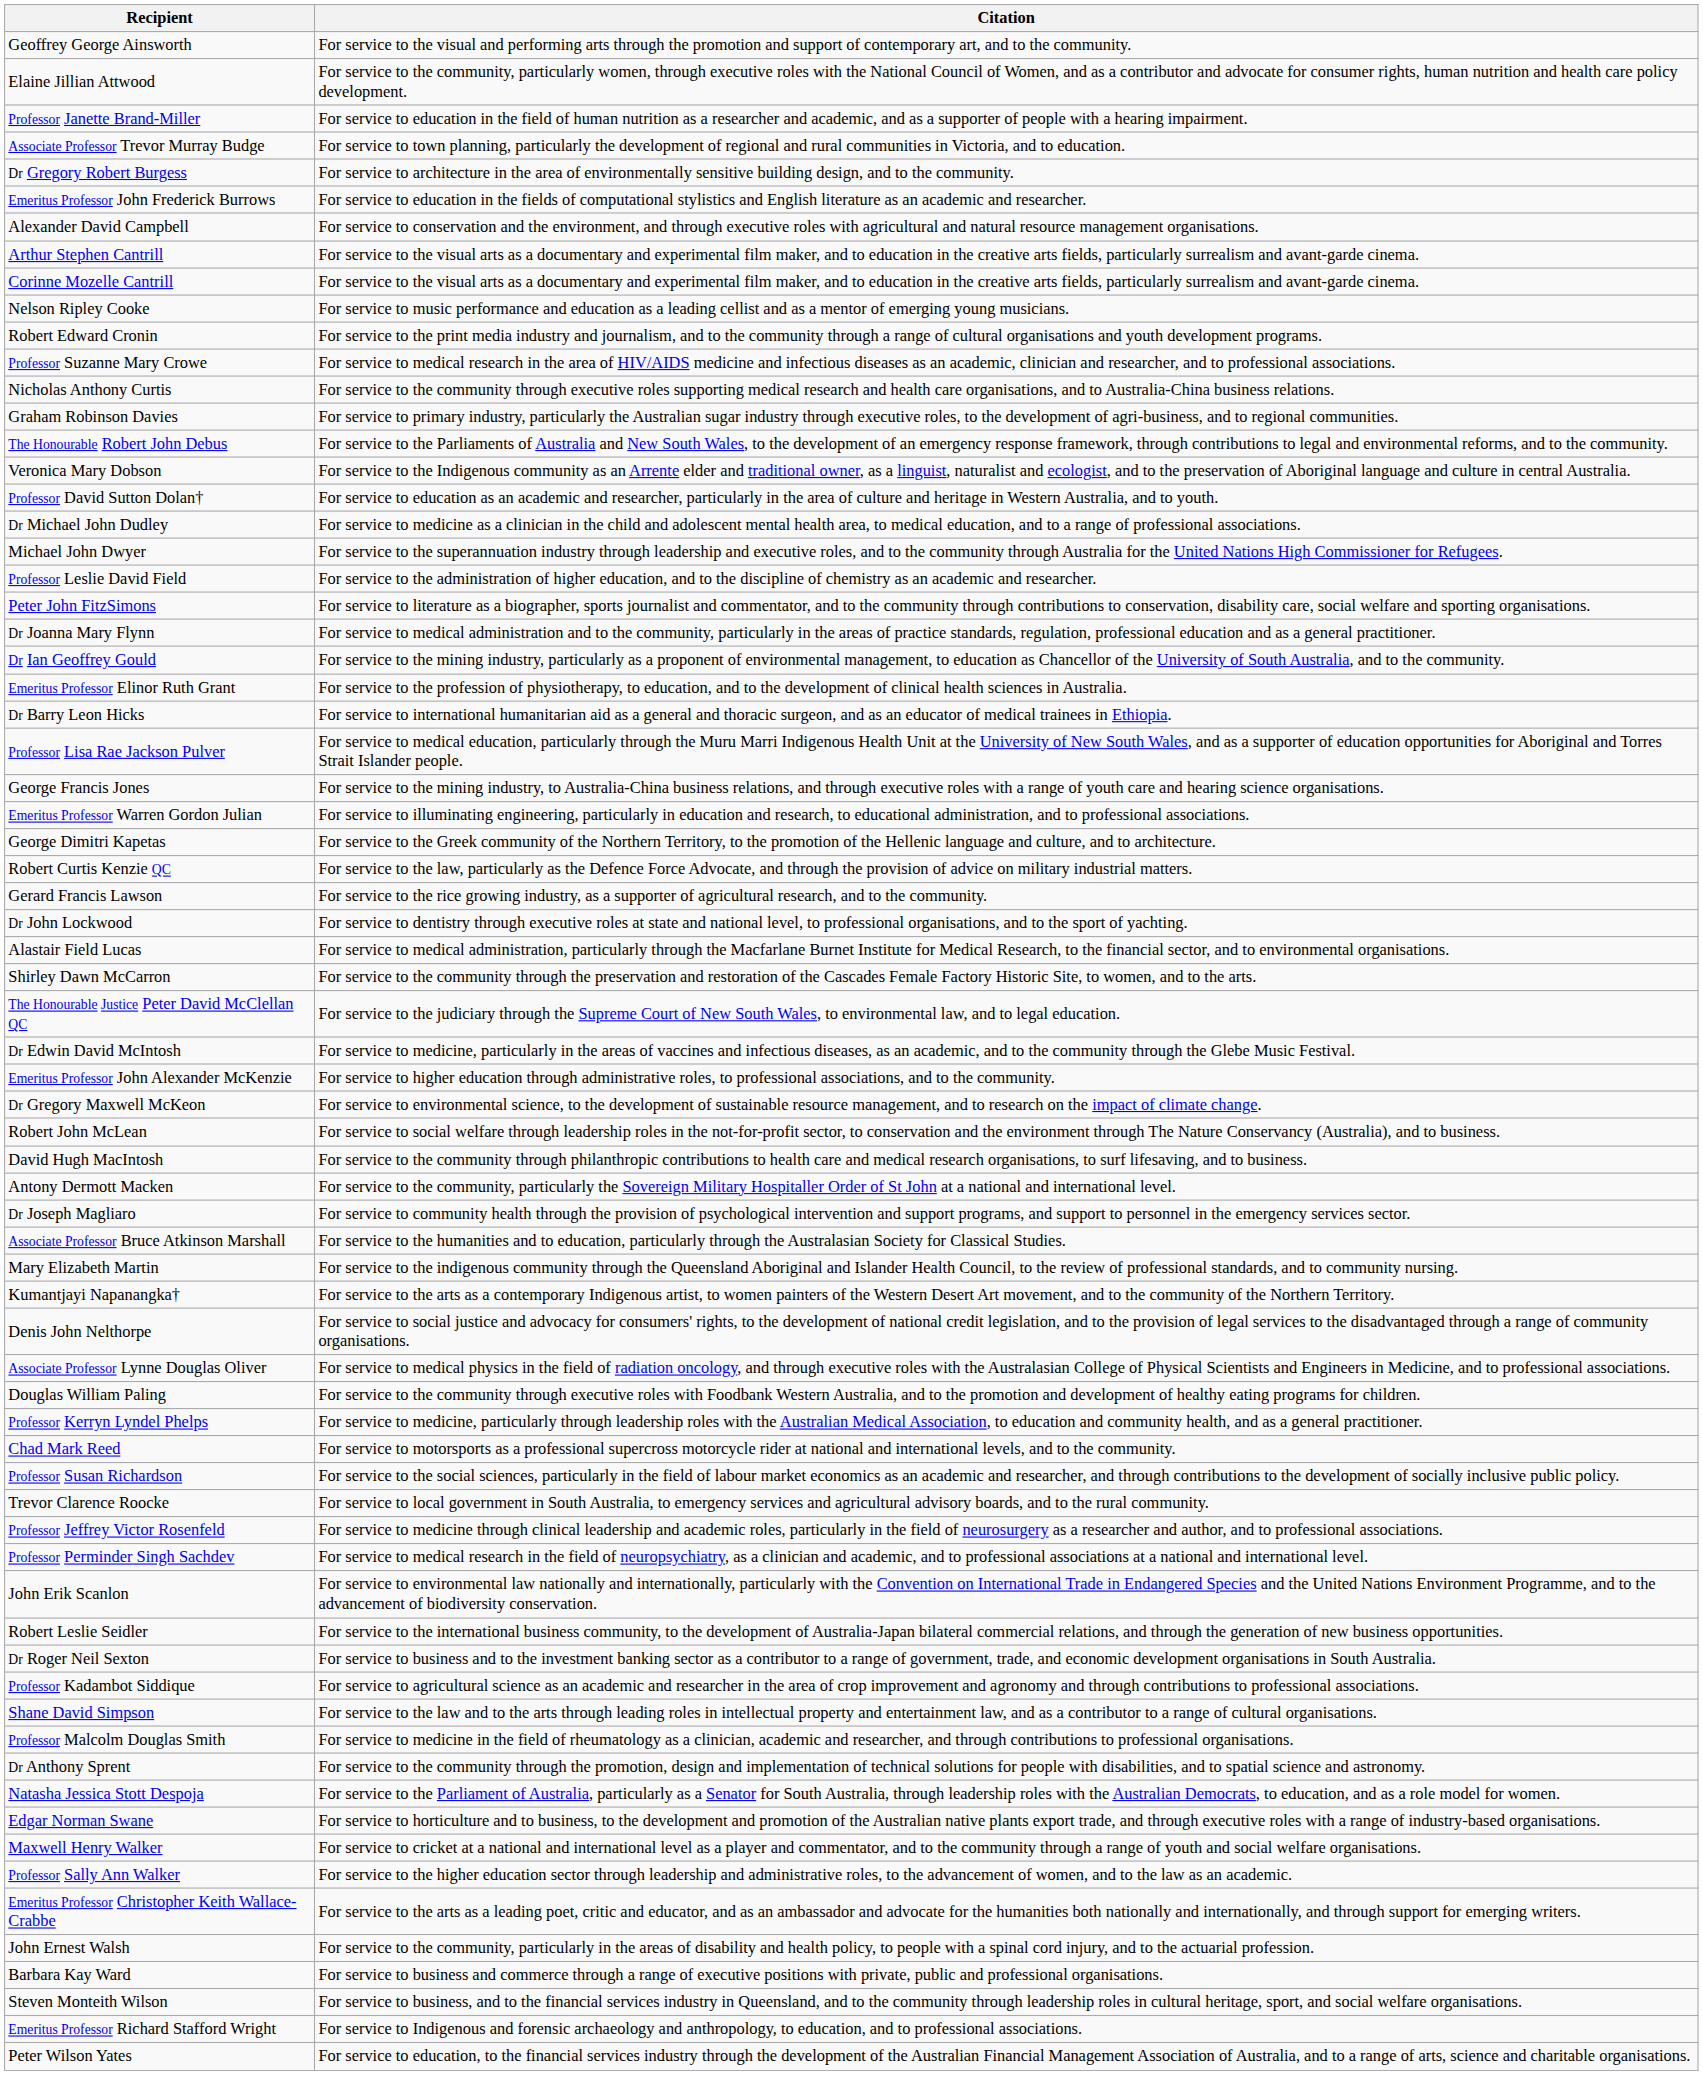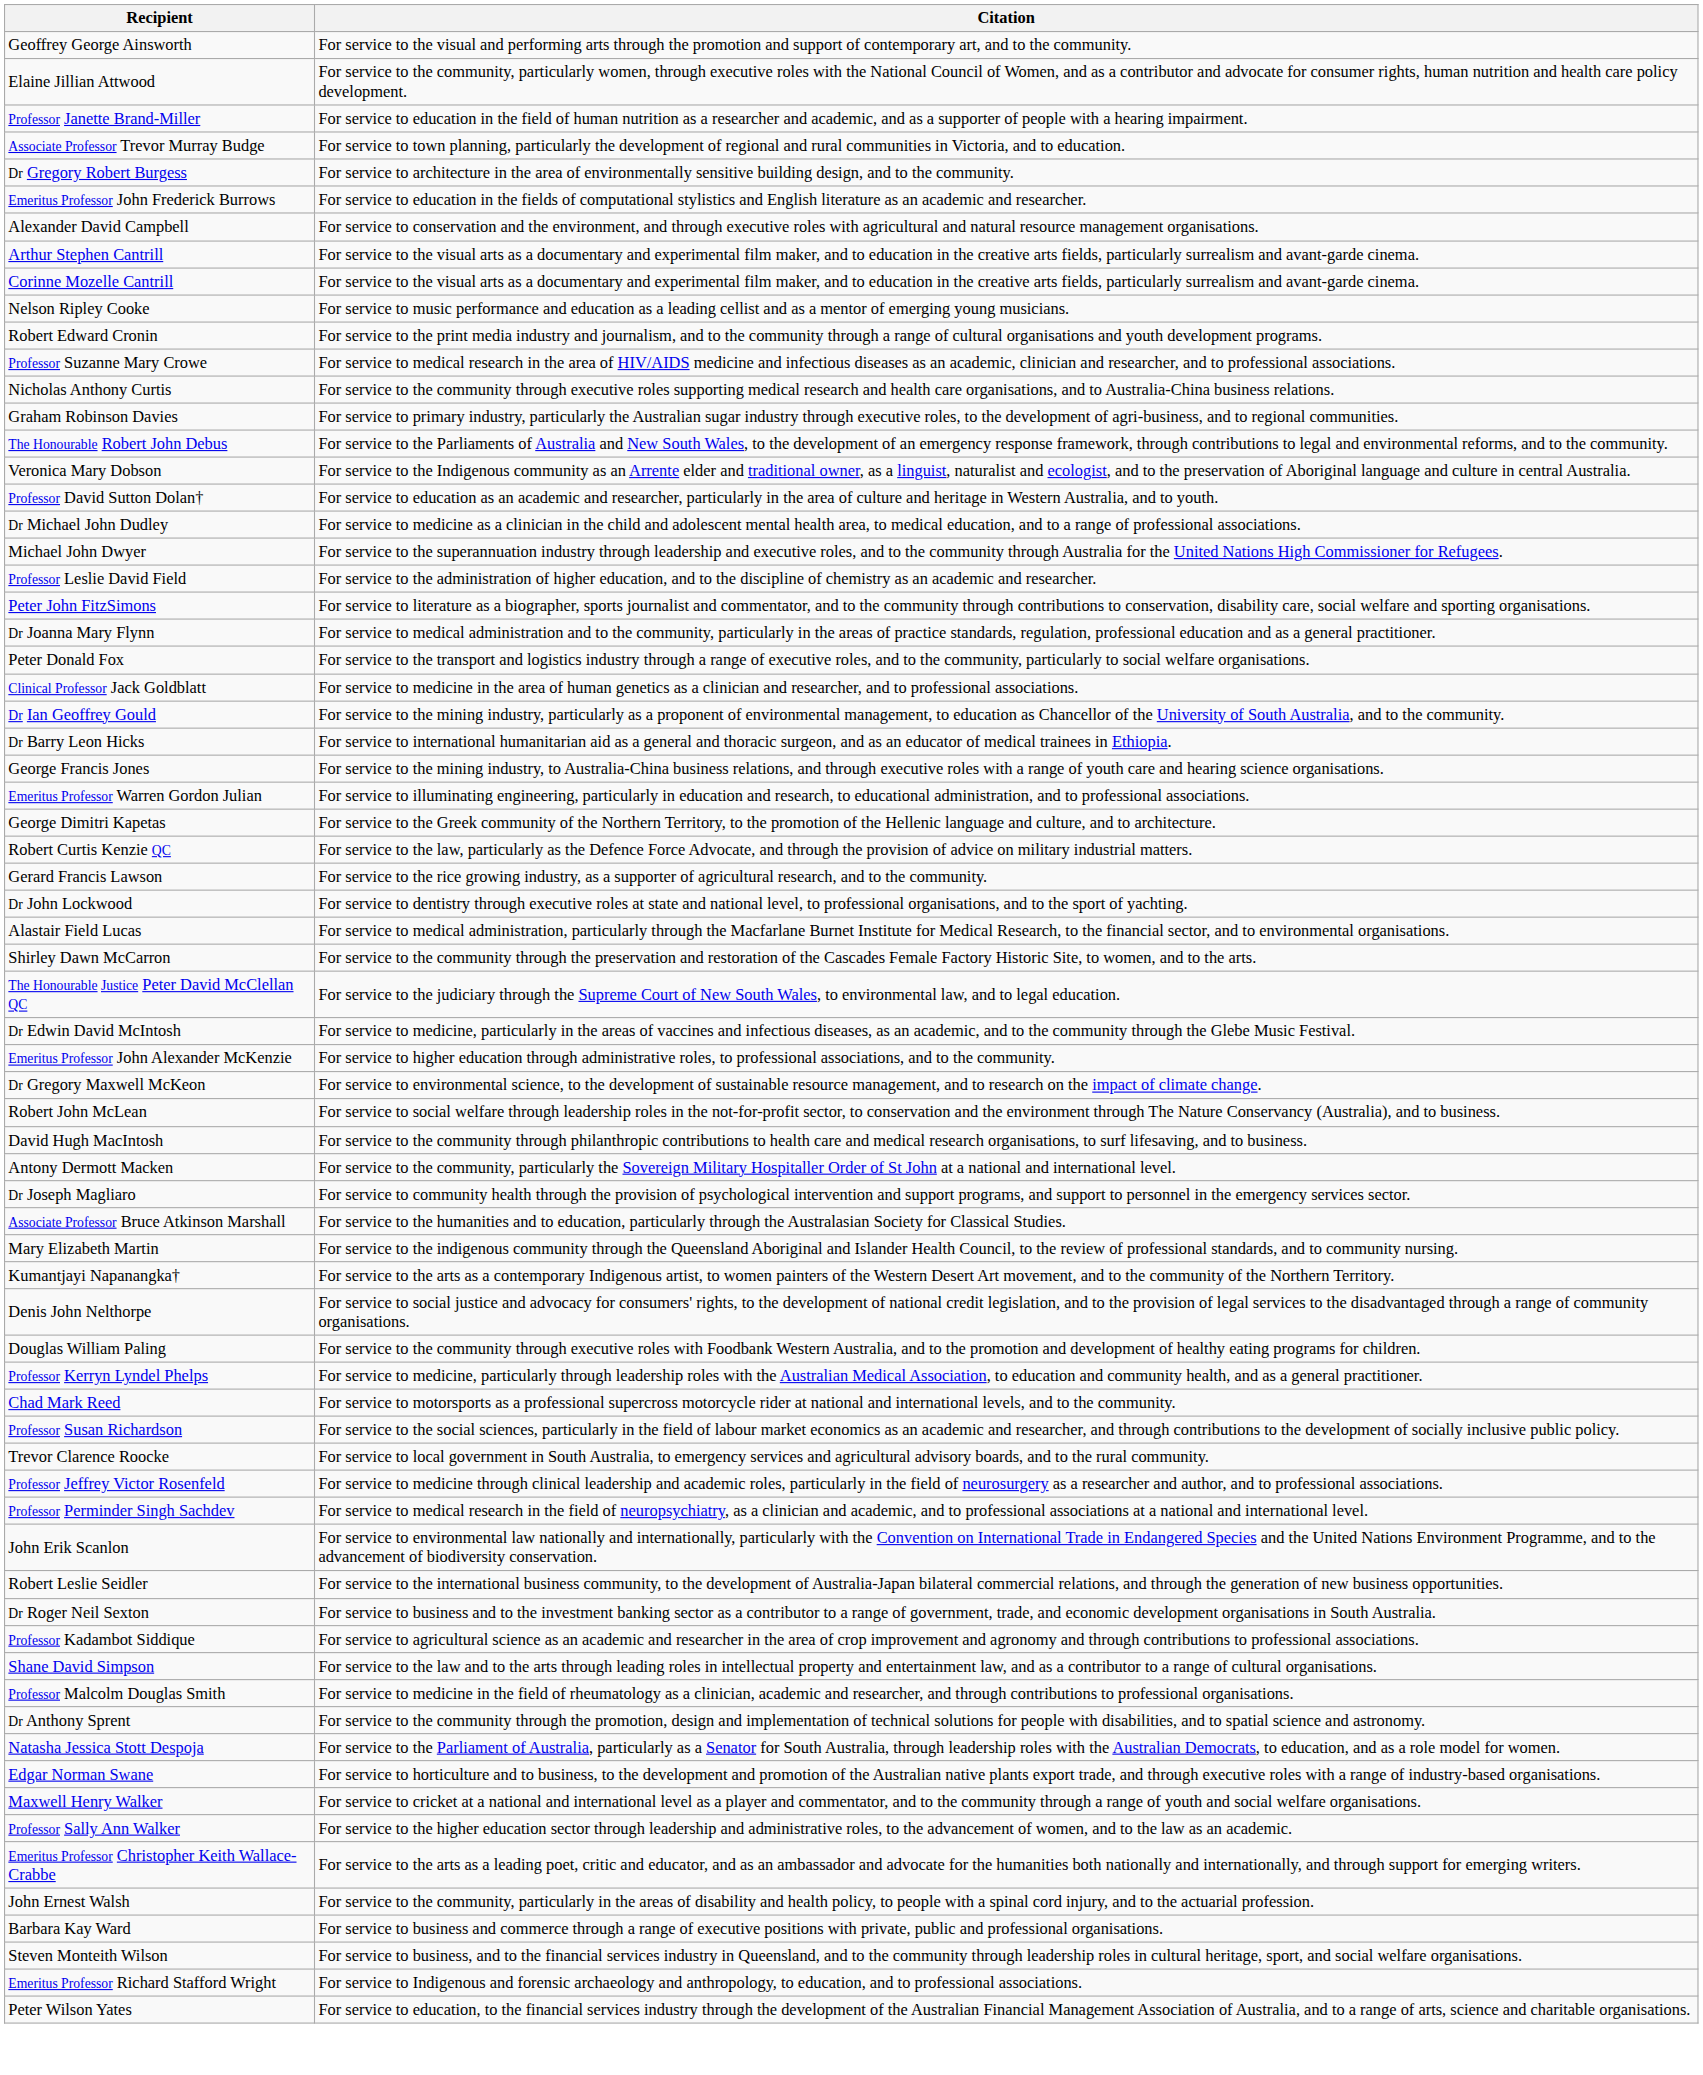+ row: (66, 660)
+ row: (107, 687)
- row: (122, 687)
- row: (117, 751)
- row: (137, 1368)
